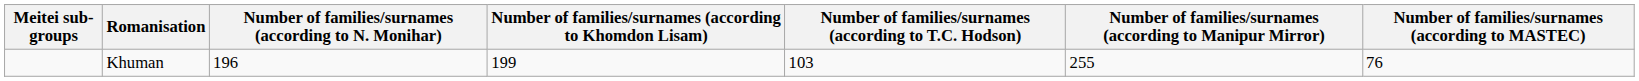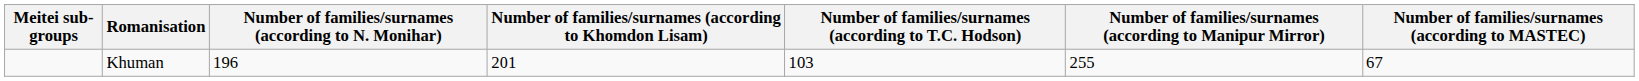(504, 62) 199 -> (504, 62) 201
(1374, 62) 76 -> (1374, 62) 67
